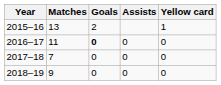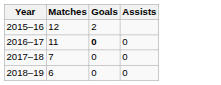- column: (187, 12)
(54, 27) 13 -> (54, 27) 12
(51, 73) 9 -> (51, 73) 6
